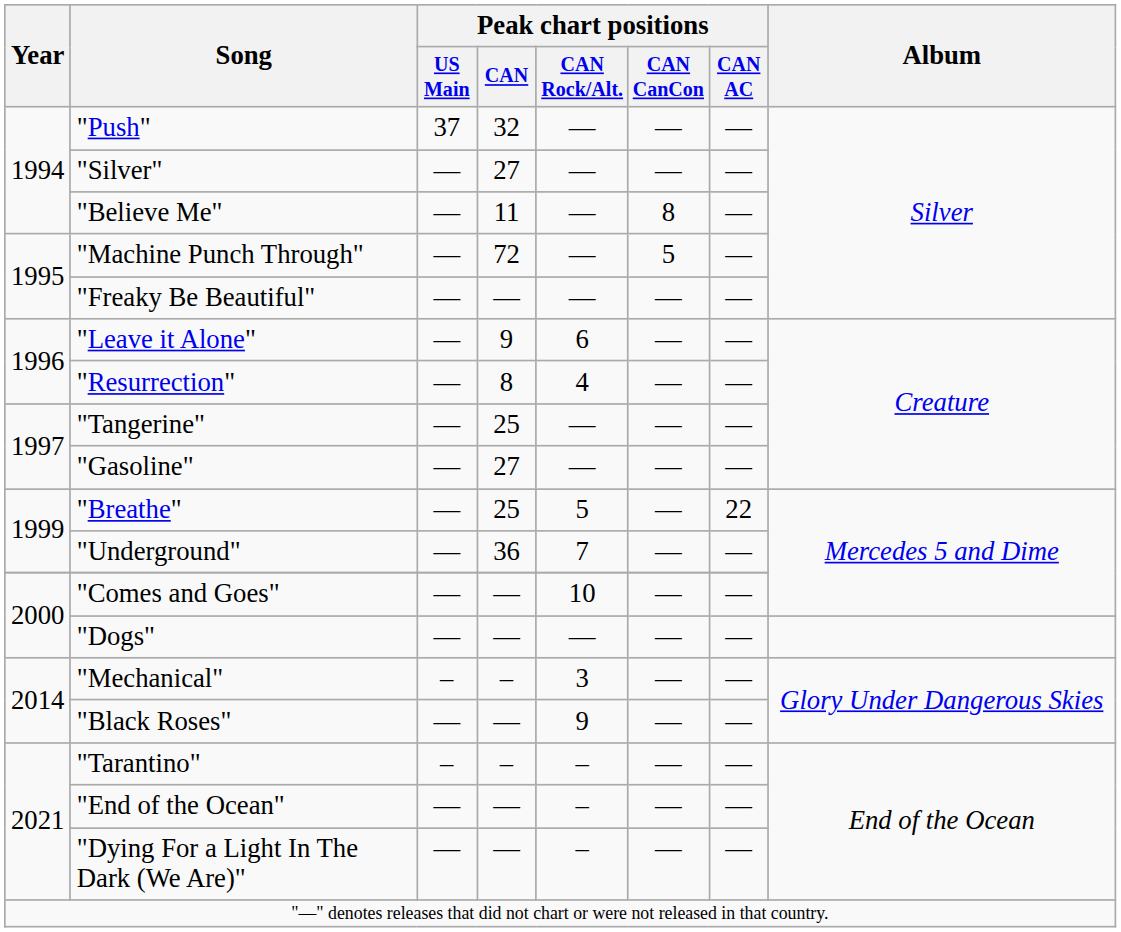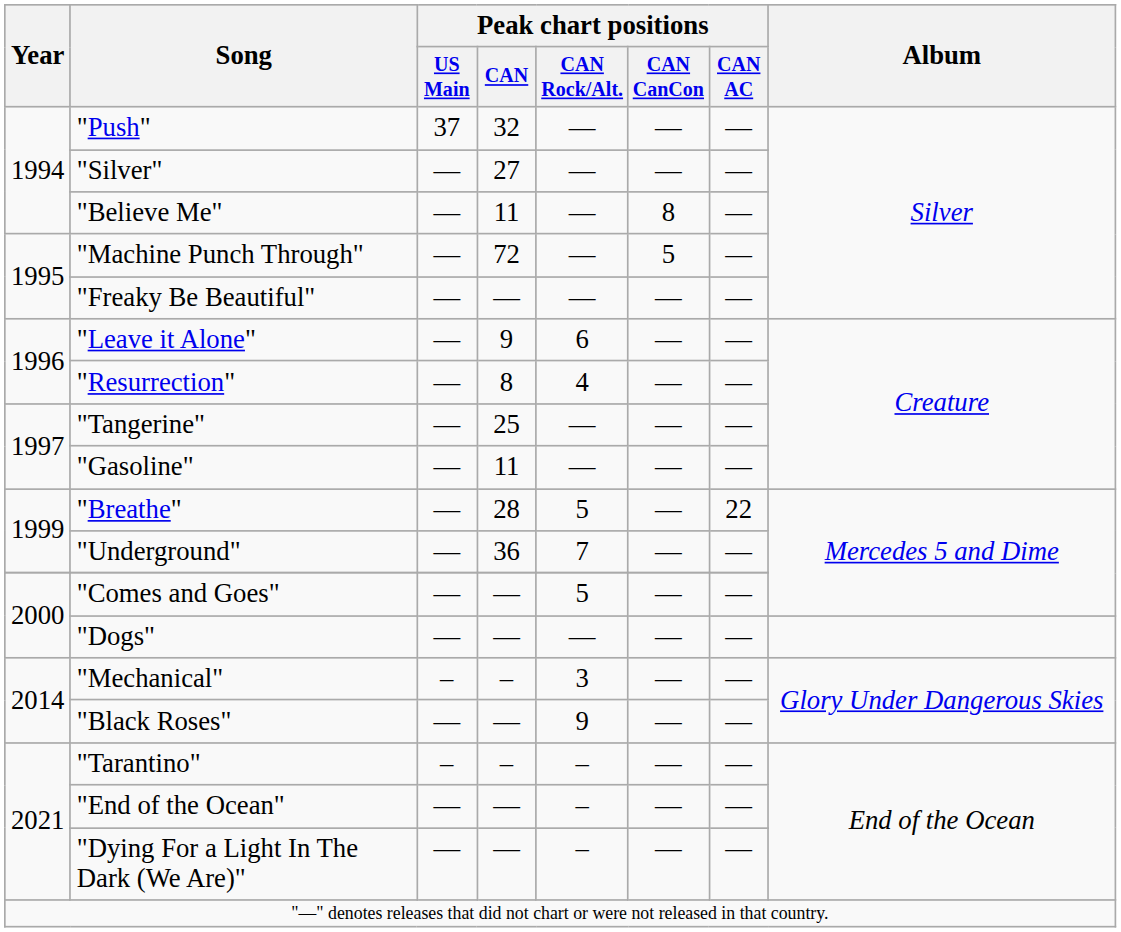(507, 466) 27 -> (507, 466) 11
(507, 509) 25 -> (507, 509) 28
(582, 593) 10 -> (582, 593) 5
